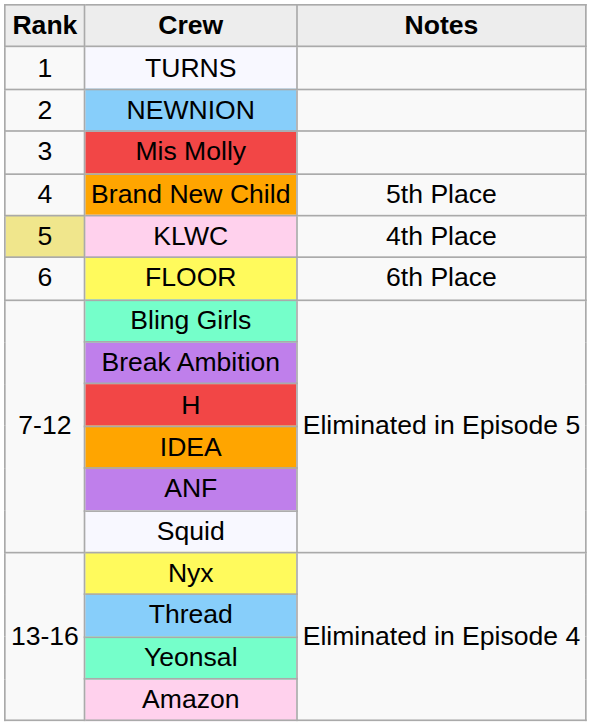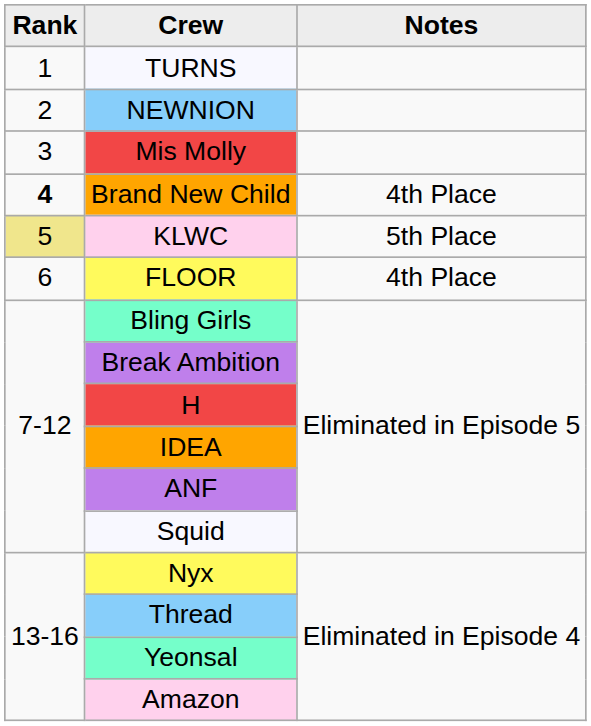(45, 194) normal -> (45, 194) bold
(441, 194) 5th Place -> (441, 194) 4th Place
(441, 236) 4th Place -> (441, 236) 5th Place
(441, 278) 6th Place -> (441, 278) 4th Place
